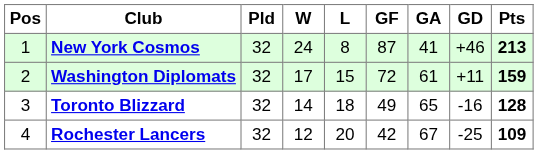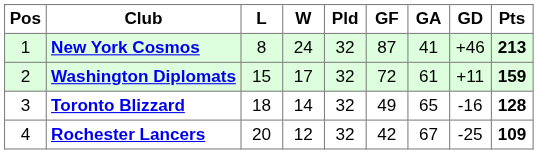columns swapped: (262, 18) <-> (345, 18)
